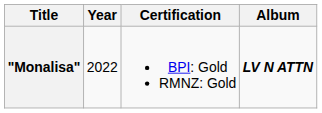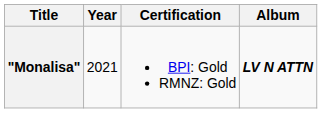(102, 67) 2022 -> (102, 67) 2021
